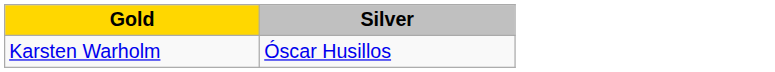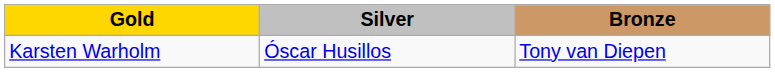+ column: (642, 20)
